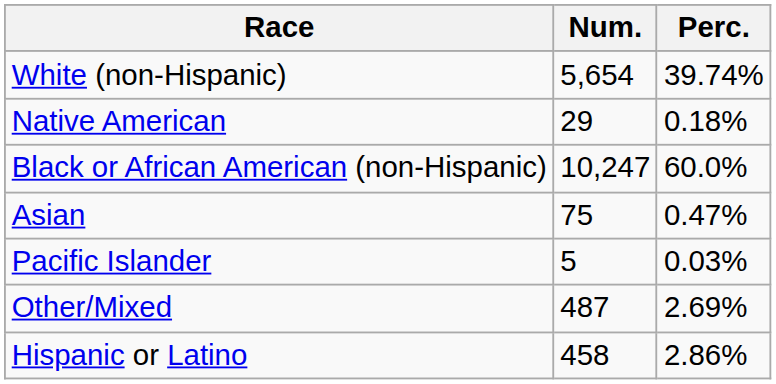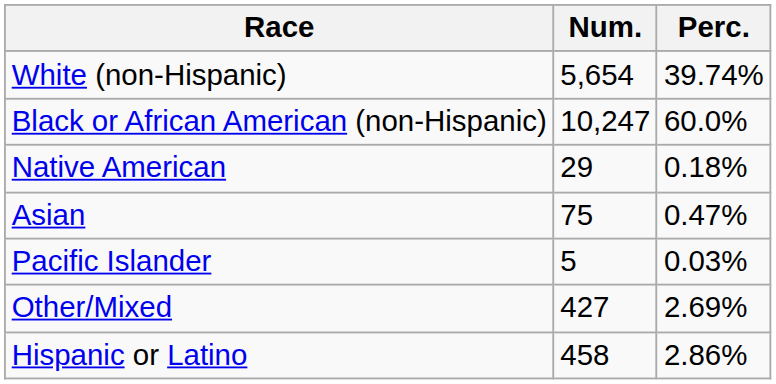rows swapped: (279, 167) <-> (119, 121)
(585, 307) 487 -> (585, 307) 427
